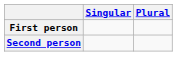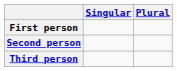+ row: (44, 58)
